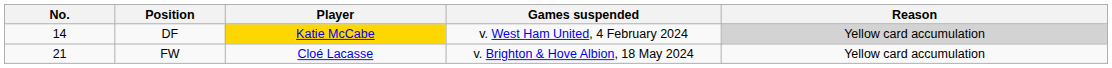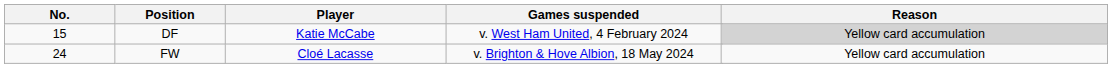(60, 34) 14 -> (60, 34) 15
(335, 34) gold background -> (335, 34) no background
(60, 53) 21 -> (60, 53) 24
